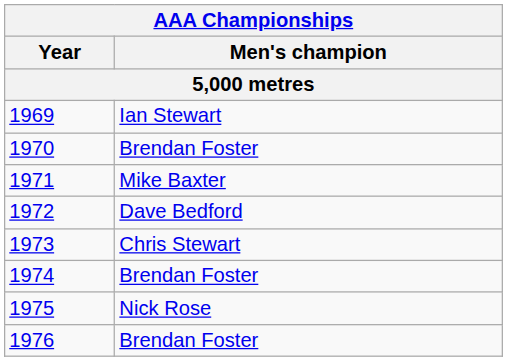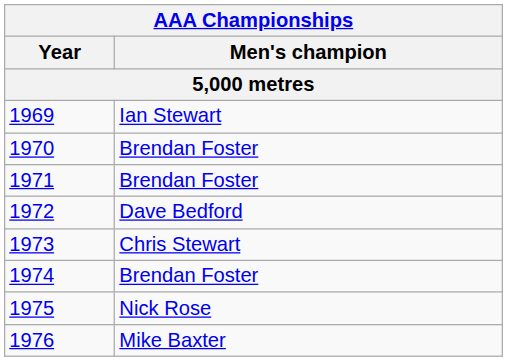(173, 180) Mike Baxter -> (189, 180) Brendan Foster
(189, 340) Brendan Foster -> (173, 340) Mike Baxter
